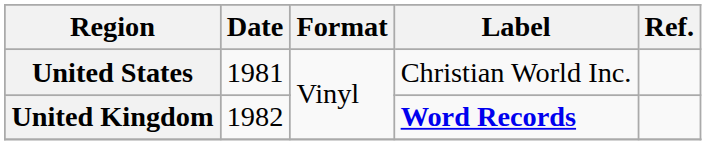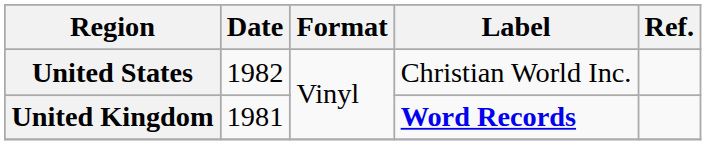(255, 71) 1981 -> (255, 71) 1982
(255, 116) 1982 -> (255, 116) 1981
